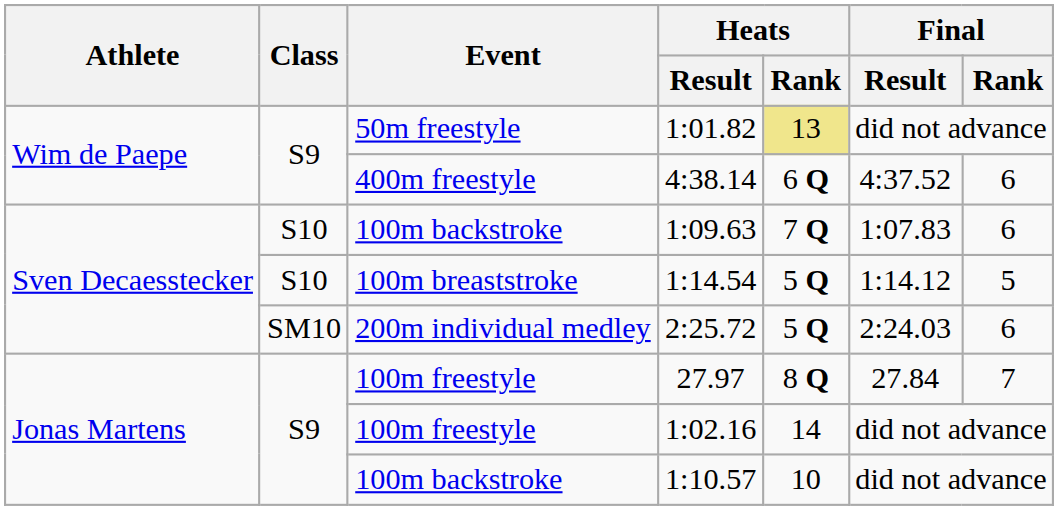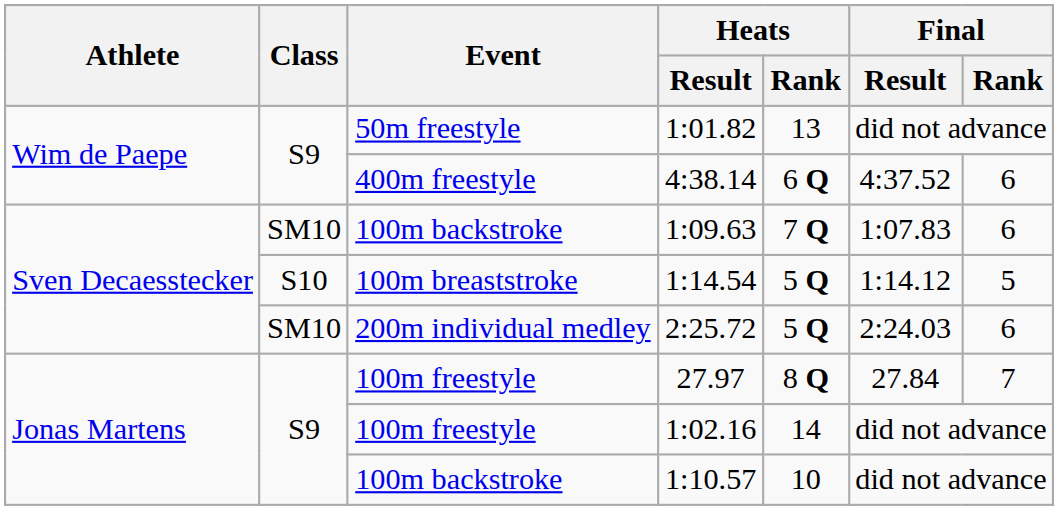(806, 129) khaki background -> (806, 129) no background
(304, 229) S10 -> (304, 229) SM10
